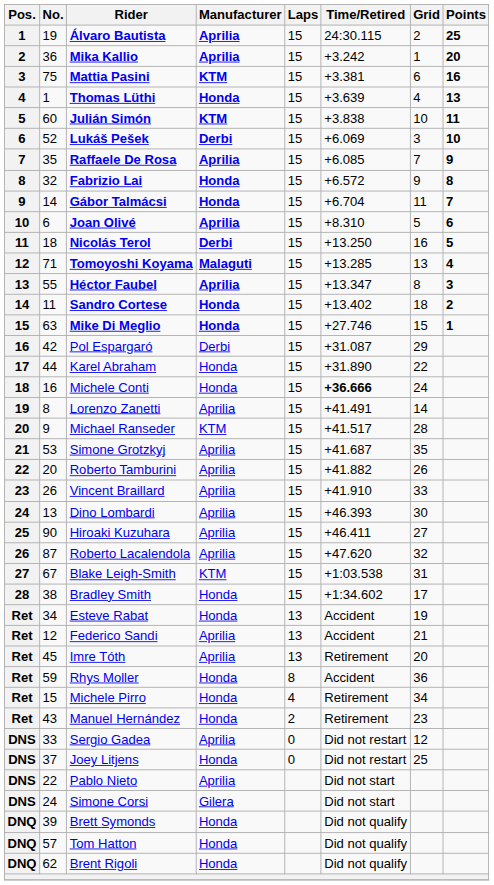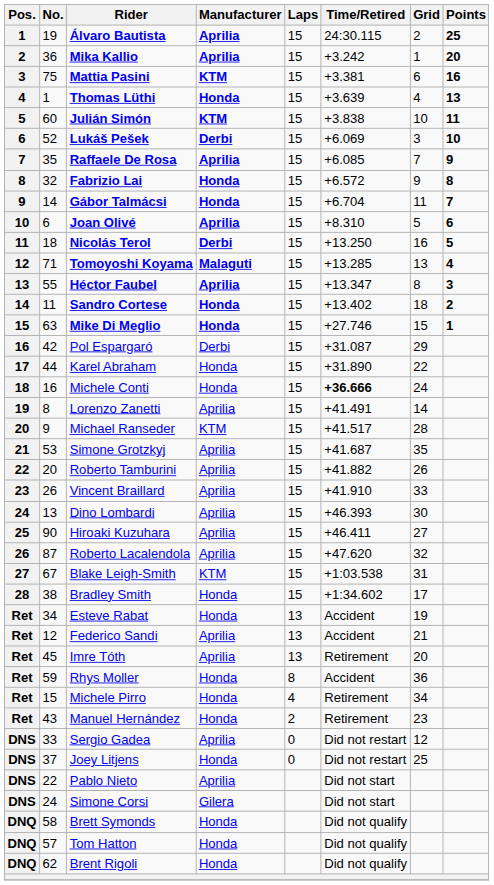(50, 822) 39 -> (50, 822) 58
